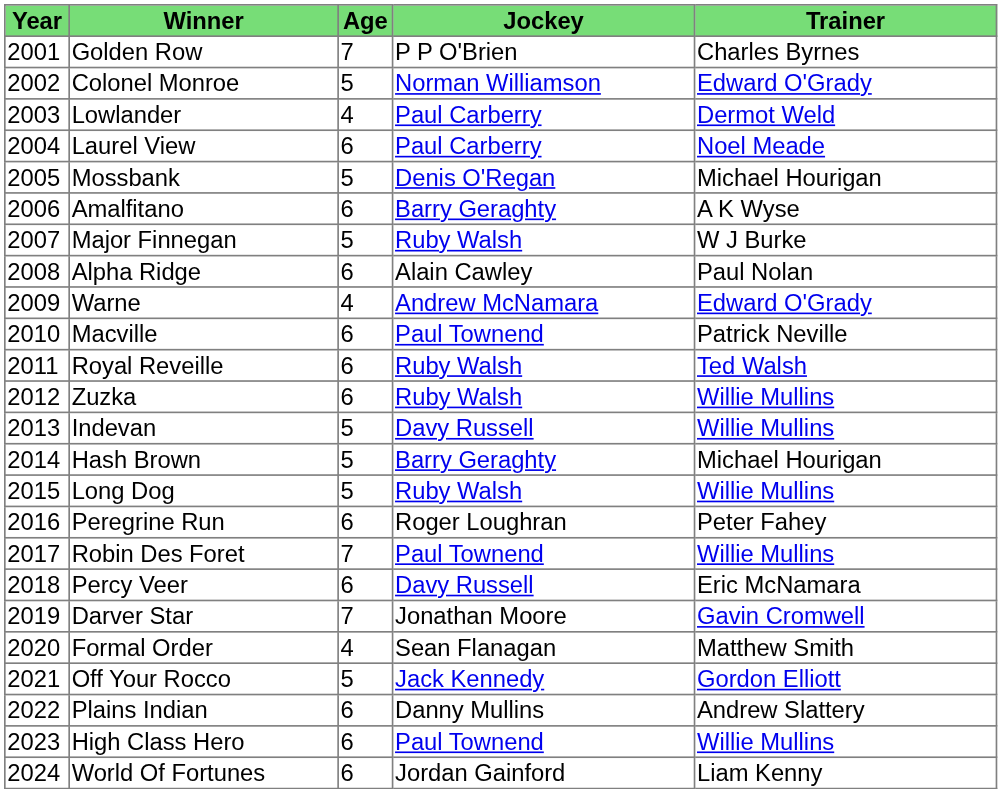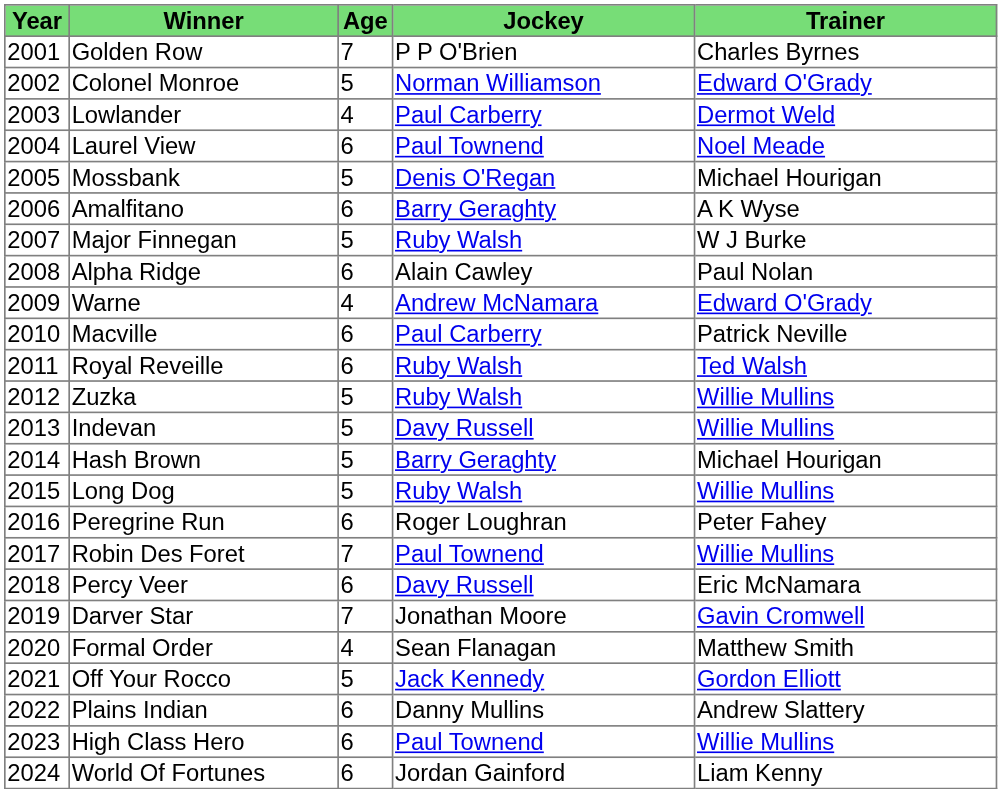(468, 146) Paul Carberry -> (469, 146) Paul Townend
(469, 334) Paul Townend -> (468, 334) Paul Carberry
(347, 397) 6 -> (347, 397) 5
